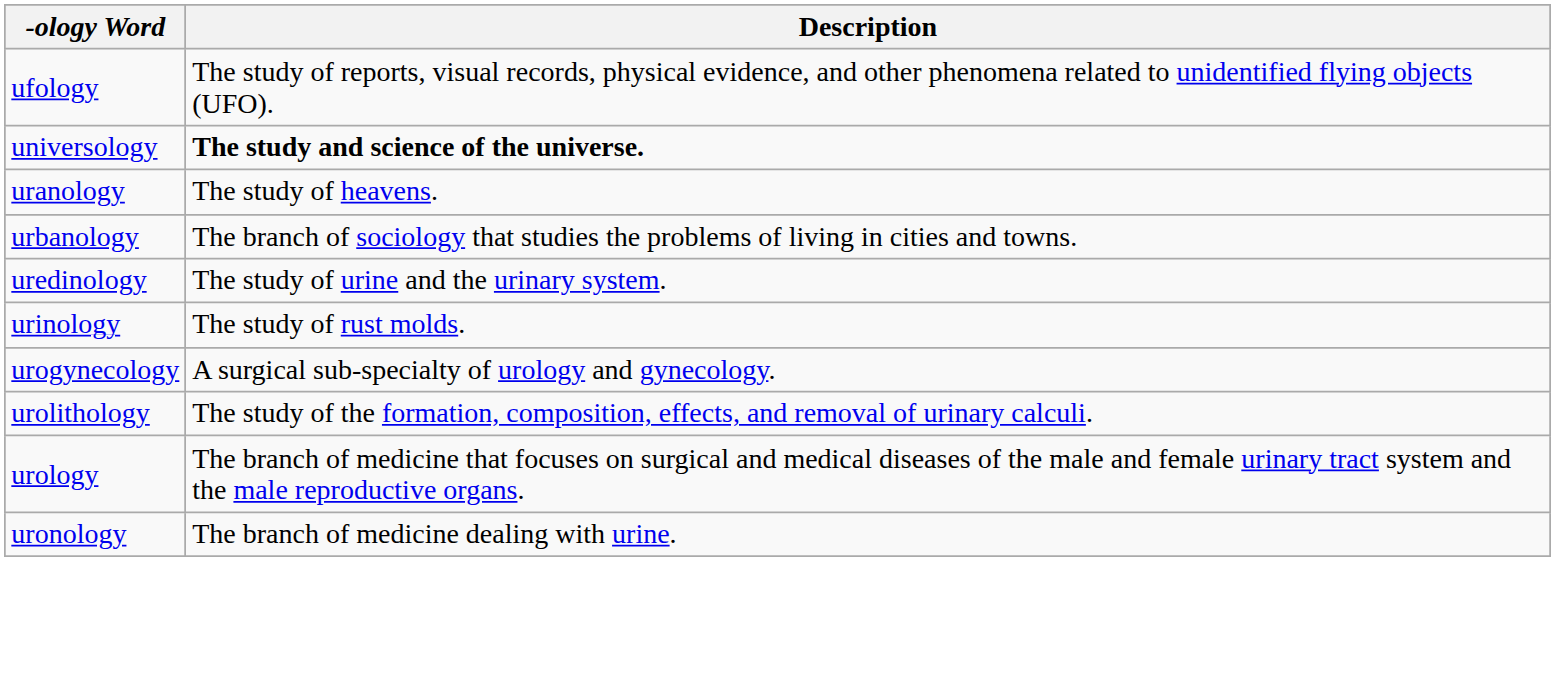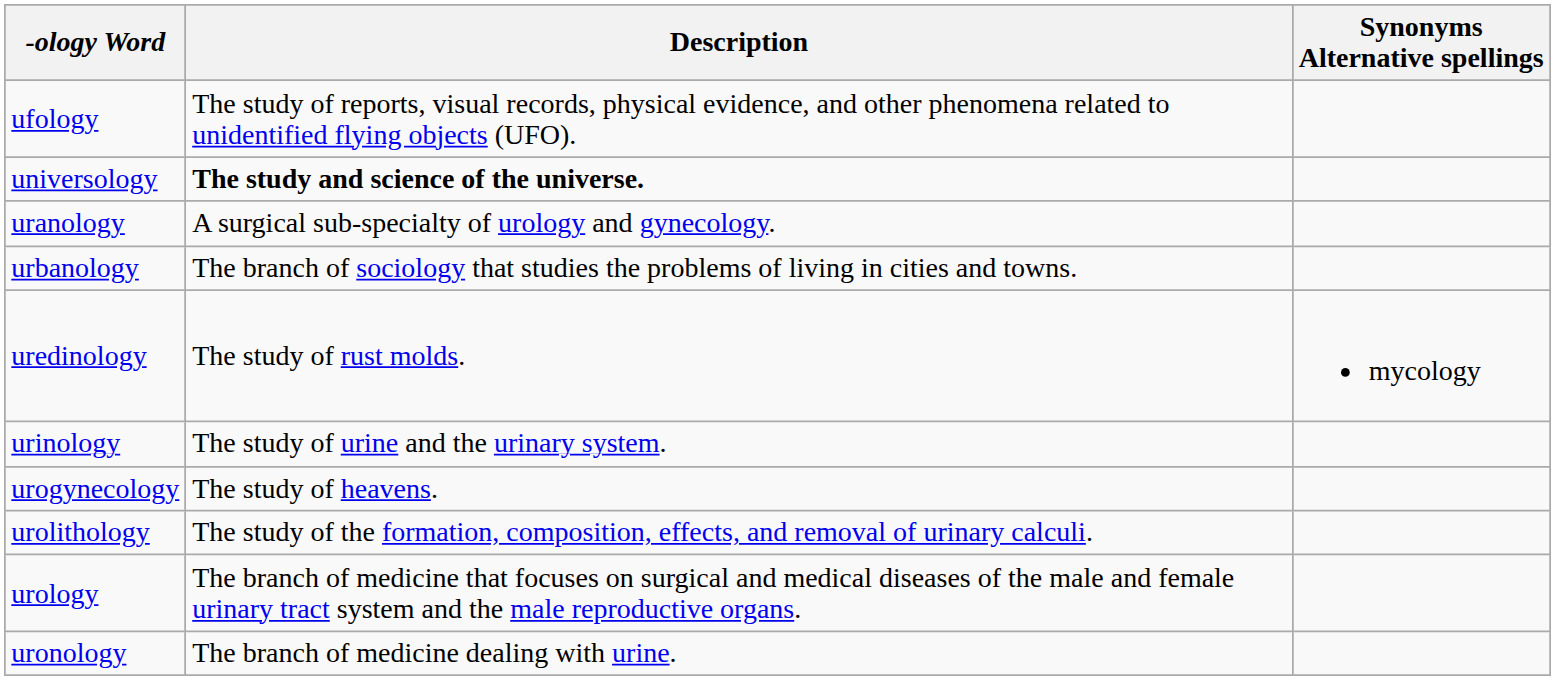+ column: (1421, 42)
(315, 191) The study of heavens. -> (484, 222) A surgical sub-specialty of urology and gynecology.
(429, 280) The study of urine and the urinary system. -> (329, 355) The study of rust molds.
(329, 324) The study of rust molds. -> (429, 443) The study of urine and the urinary system.
(484, 369) A surgical sub-specialty of urology and gynecology. -> (315, 488) The study of heavens.
